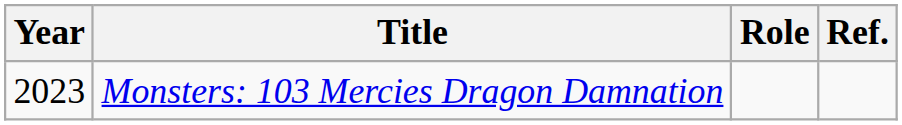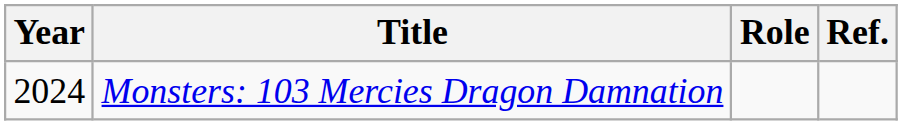(49, 89) 2023 -> (49, 89) 2024
